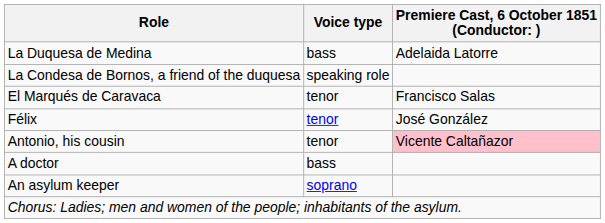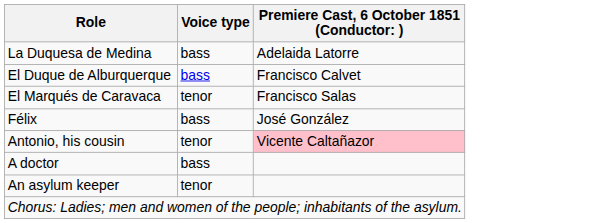- row: (154, 75)
+ row: (89, 75)
(322, 119) tenor -> (195, 119) bass
(332, 185) soprano -> (196, 185) tenor
